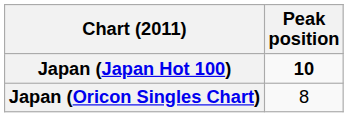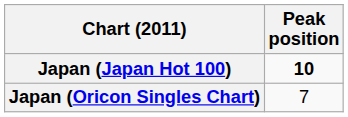(304, 97) 8 -> (304, 97) 7
